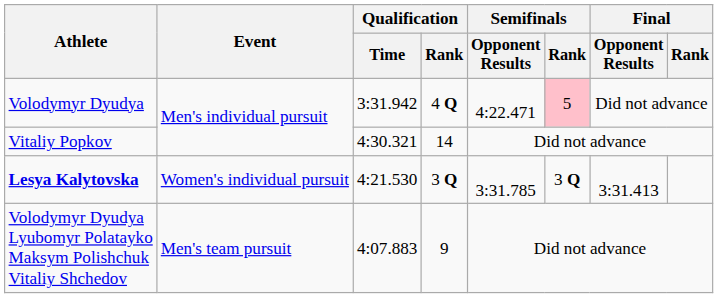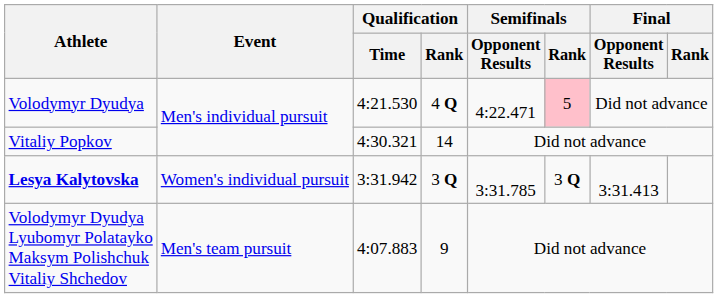(387, 103) 3:31.942 -> (387, 103) 4:21.530
(387, 179) 4:21.530 -> (387, 179) 3:31.942
